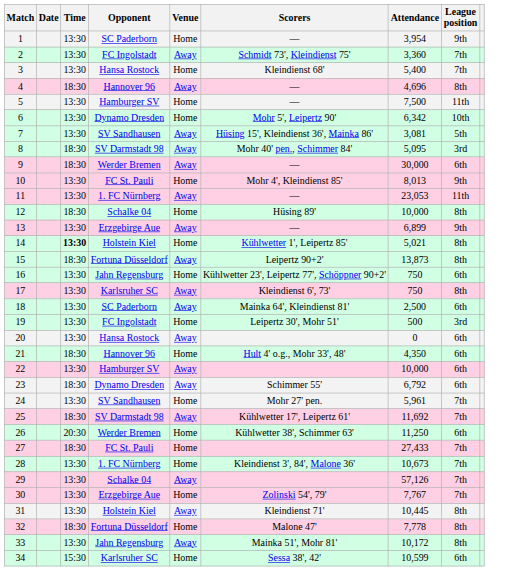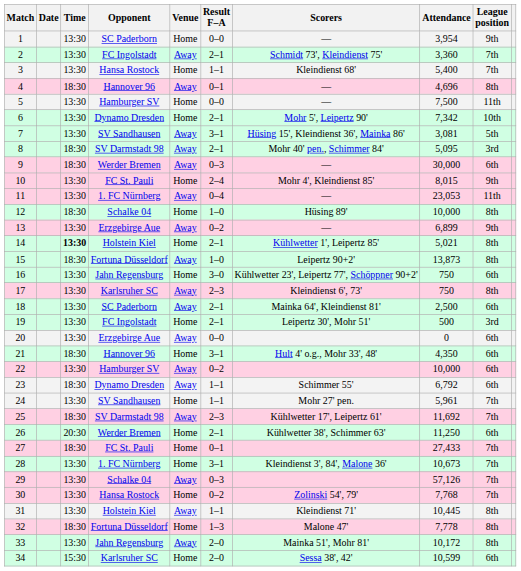+ column: (216, 17)
(415, 117) 6,342 -> (446, 117) 7,342
(415, 180) 8,013 -> (446, 180) 8,015
(129, 338) Hansa Rostock -> (129, 338) Erzgebirge Aue
(129, 495) Erzgebirge Aue -> (129, 495) Hansa Rostock
(415, 495) 7,767 -> (446, 495) 7,768
